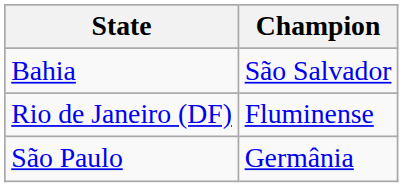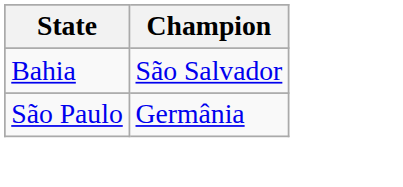- row: (122, 114)
